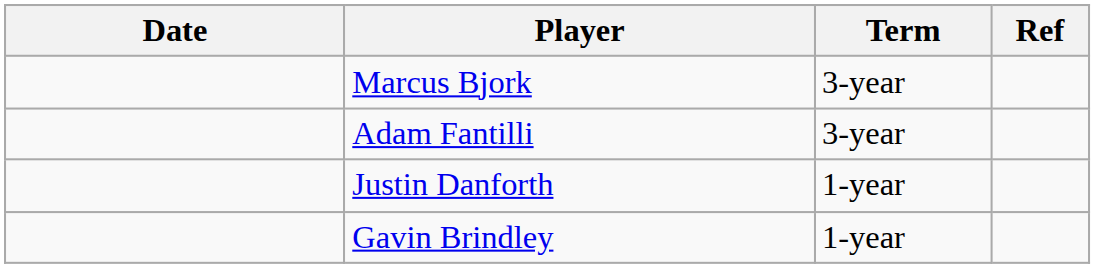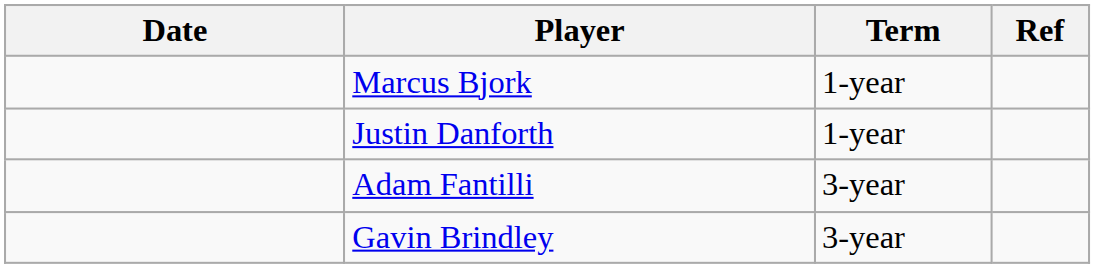(863, 81) 3-year -> (863, 81) 1-year
rows swapped: (443, 133) <-> (453, 184)
(863, 236) 1-year -> (863, 236) 3-year
